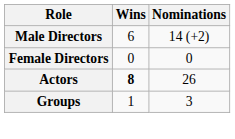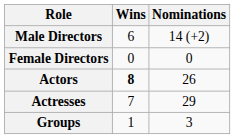+ row: (59, 101)
